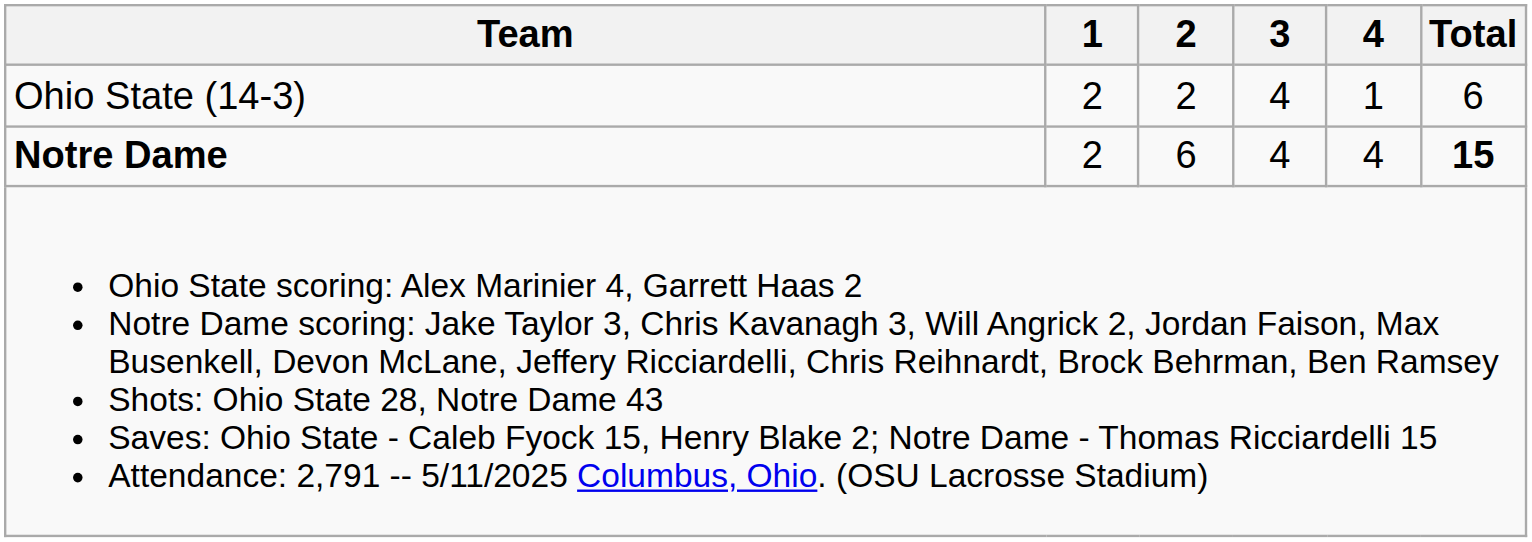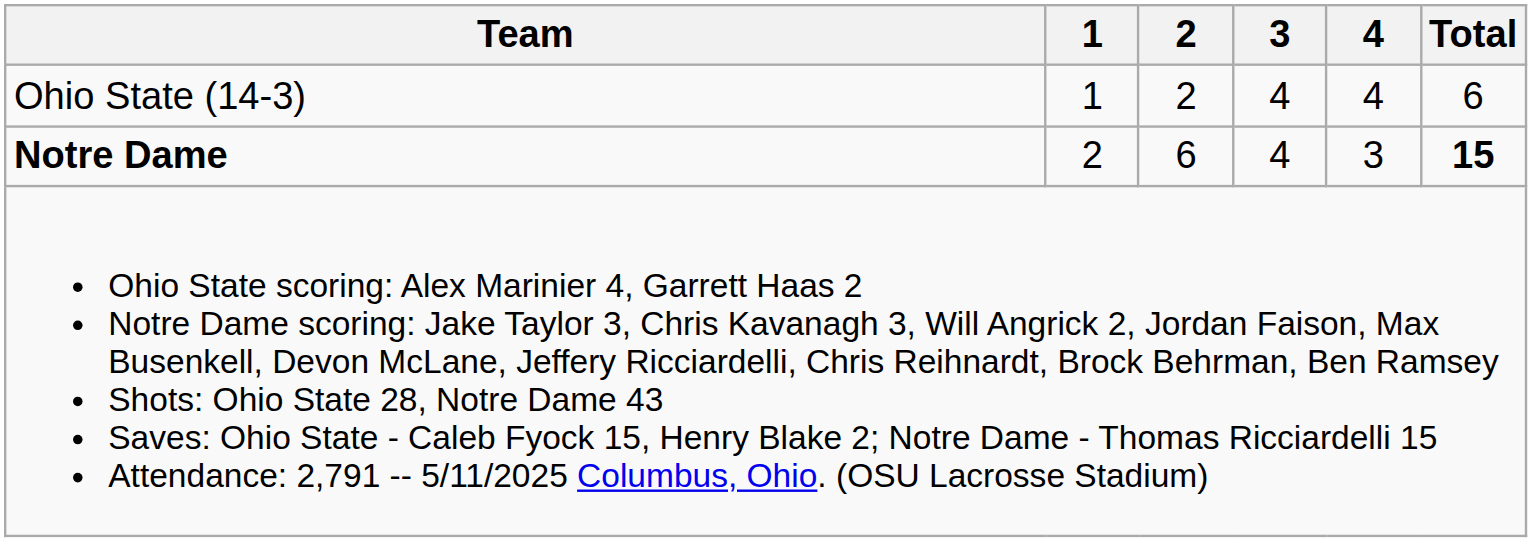(1092, 95) 2 -> (1092, 95) 1
(1373, 95) 1 -> (1373, 95) 4
(1373, 155) 4 -> (1373, 155) 3
